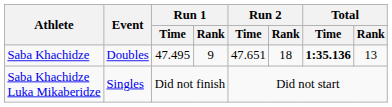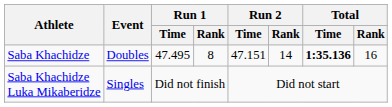(211, 56) 9 -> (211, 56) 8
(248, 56) 47.651 -> (248, 56) 47.151
(286, 56) 18 -> (286, 56) 14
(371, 56) 13 -> (371, 56) 16
